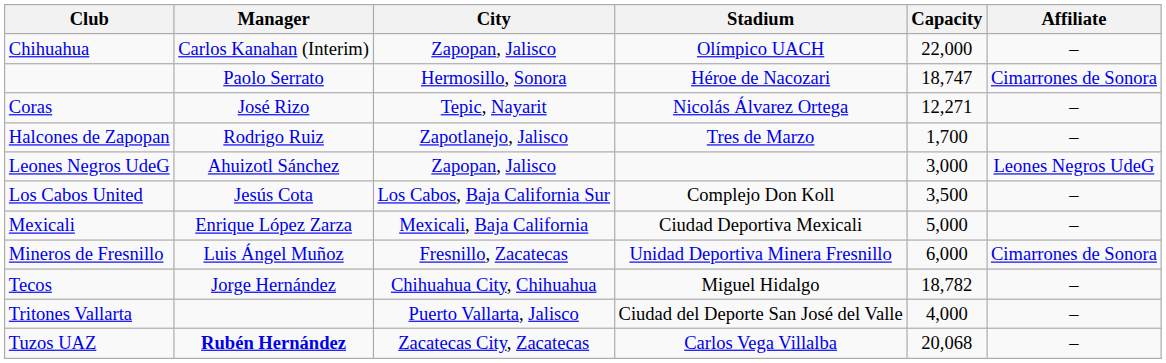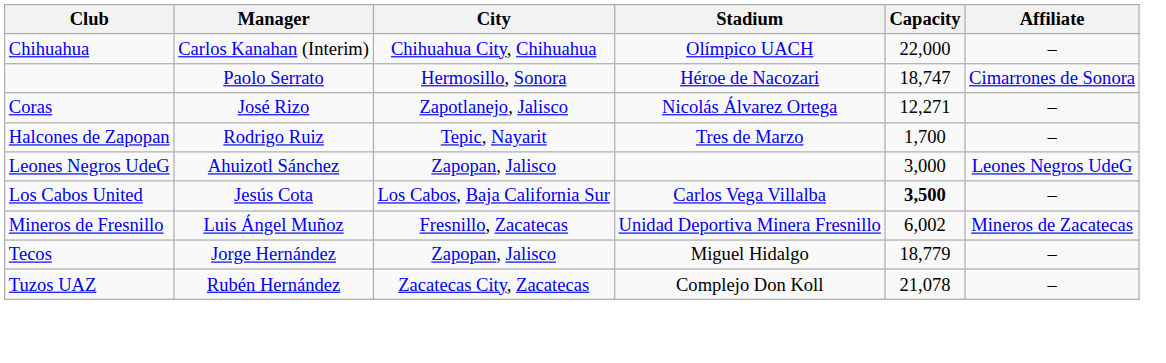(494, 48) Zapopan, Jalisco -> (494, 48) Chihuahua City, Chihuahua
(494, 107) Tepic, Nayarit -> (494, 107) Zapotlanejo, Jalisco
(494, 136) Zapotlanejo, Jalisco -> (494, 136) Tepic, Nayarit
(761, 195) Complejo Don Koll -> (750, 195) Carlos Vega Villalba
(947, 195) normal -> (925, 195) bold
- row: (42, 225)
(947, 254) 6,000 -> (925, 225) 6,002
(1074, 254) Cimarrones de Sonora -> (1052, 225) Mineros de Zacatecas
(494, 284) Chihuahua City, Chihuahua -> (494, 254) Zapopan, Jalisco
(947, 284) 18,782 -> (925, 254) 18,779
- row: (70, 313)
(274, 343) bold -> (274, 284) normal
(761, 343) Carlos Vega Villalba -> (750, 284) Complejo Don Koll
(947, 343) 20,068 -> (925, 284) 21,078
